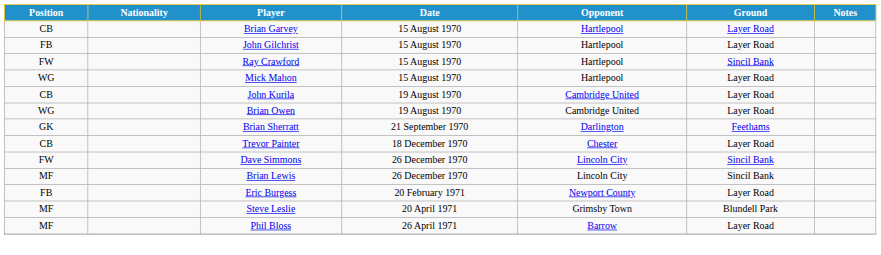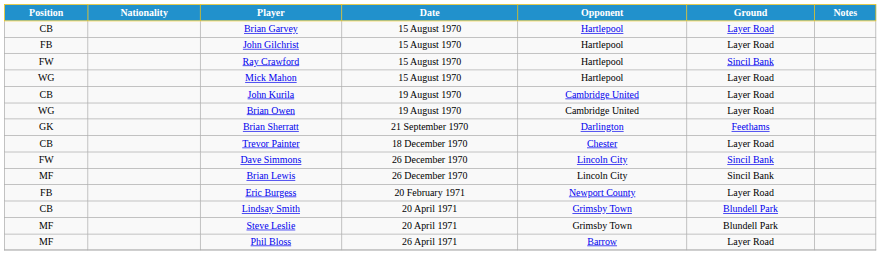+ row: (271, 209)
